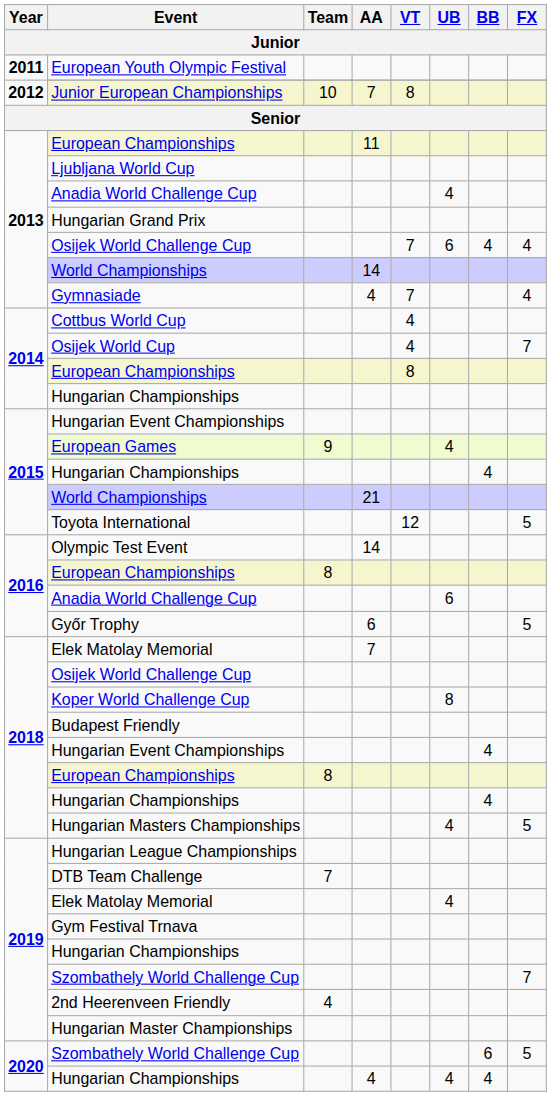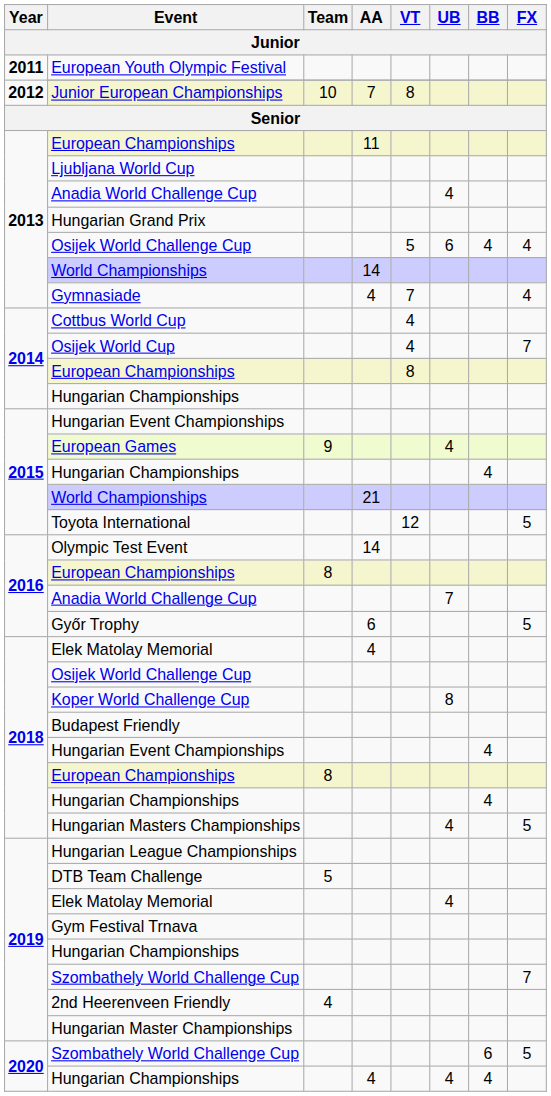(410, 245) 7 -> (410, 245) 5
(449, 598) 6 -> (449, 598) 7
(371, 649) 7 -> (371, 649) 4
(328, 876) 7 -> (328, 876) 5
